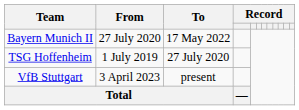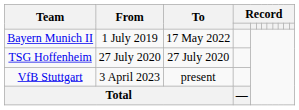(130, 38) 27 July 2020 -> (130, 38) 1 July 2019
(130, 57) 1 July 2019 -> (130, 57) 27 July 2020
